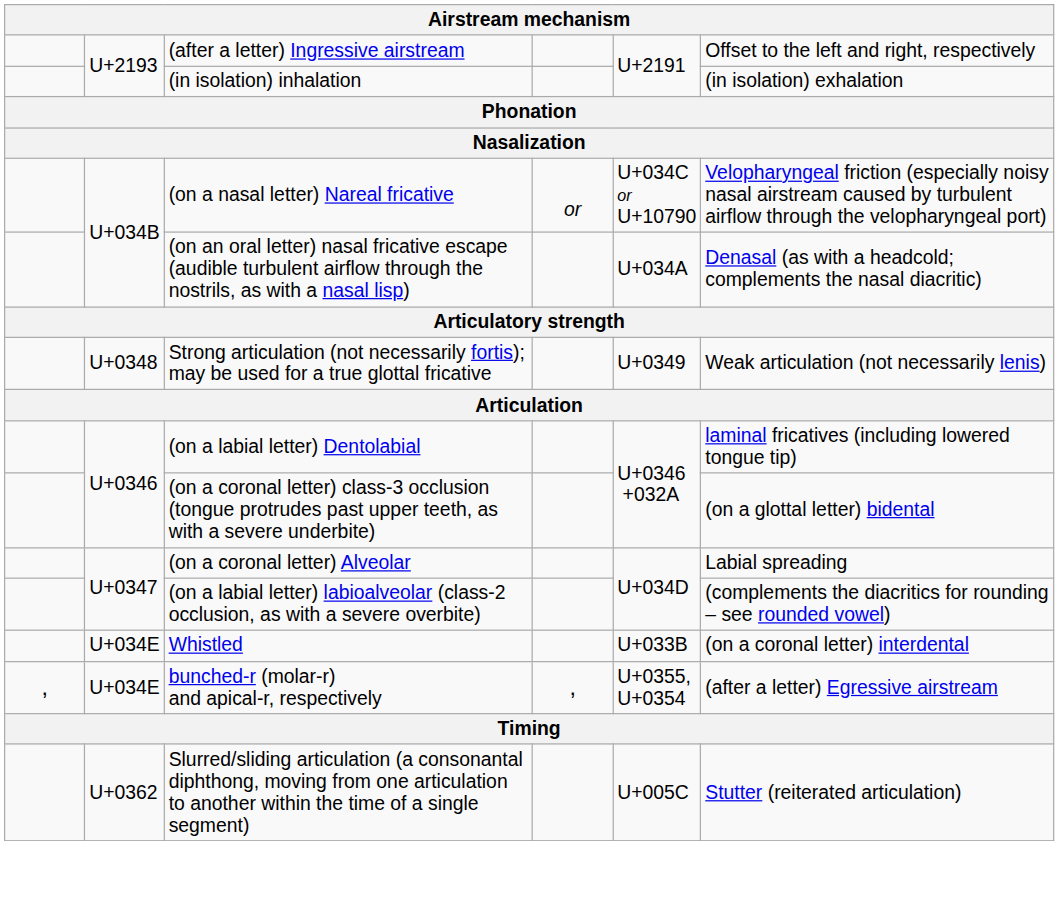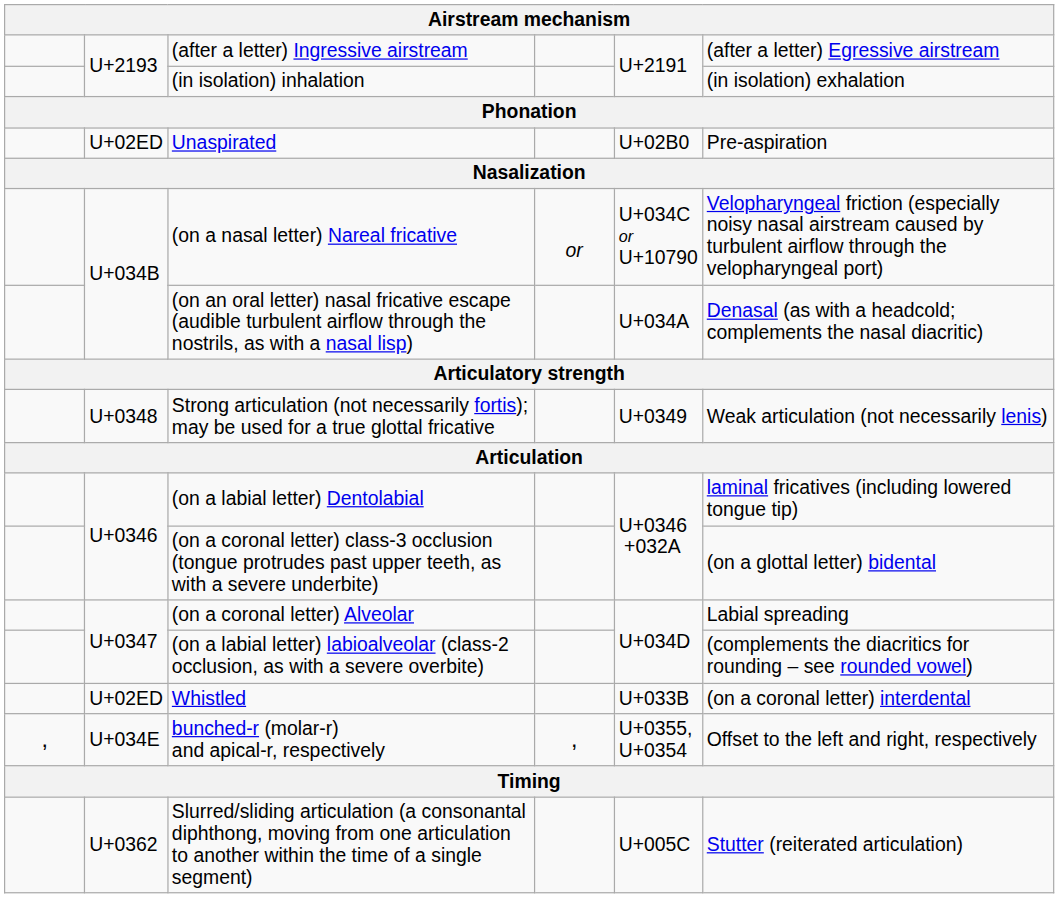(870, 50) Offset to the left and right, respectively -> (853, 50) (after a letter) Egressive airstream
+ row: (224, 142)
(124, 645) U+034E -> (126, 698) U+02ED
(852, 687) (after a letter) Egressive airstream -> (872, 739) Offset to the left and right, respectively
